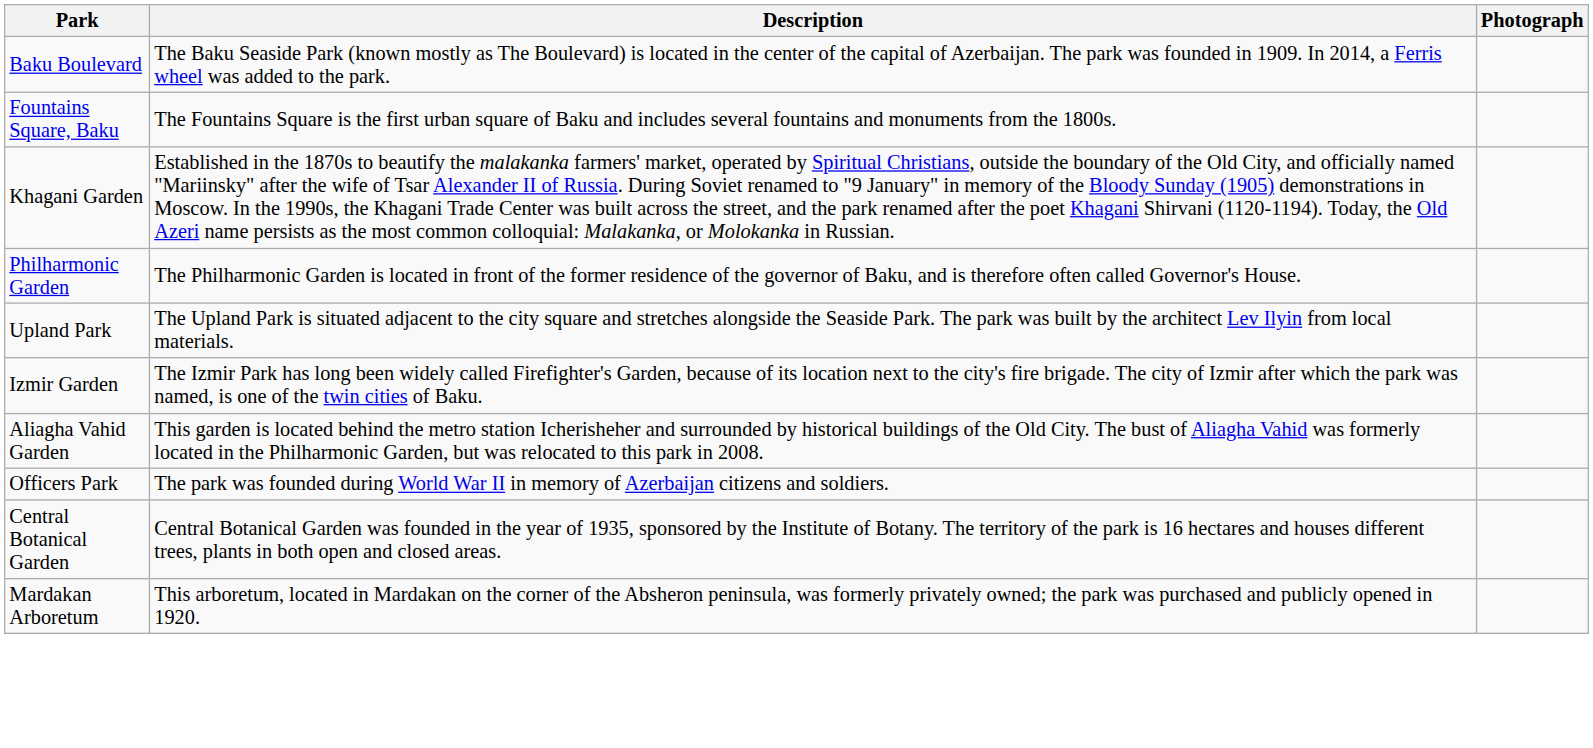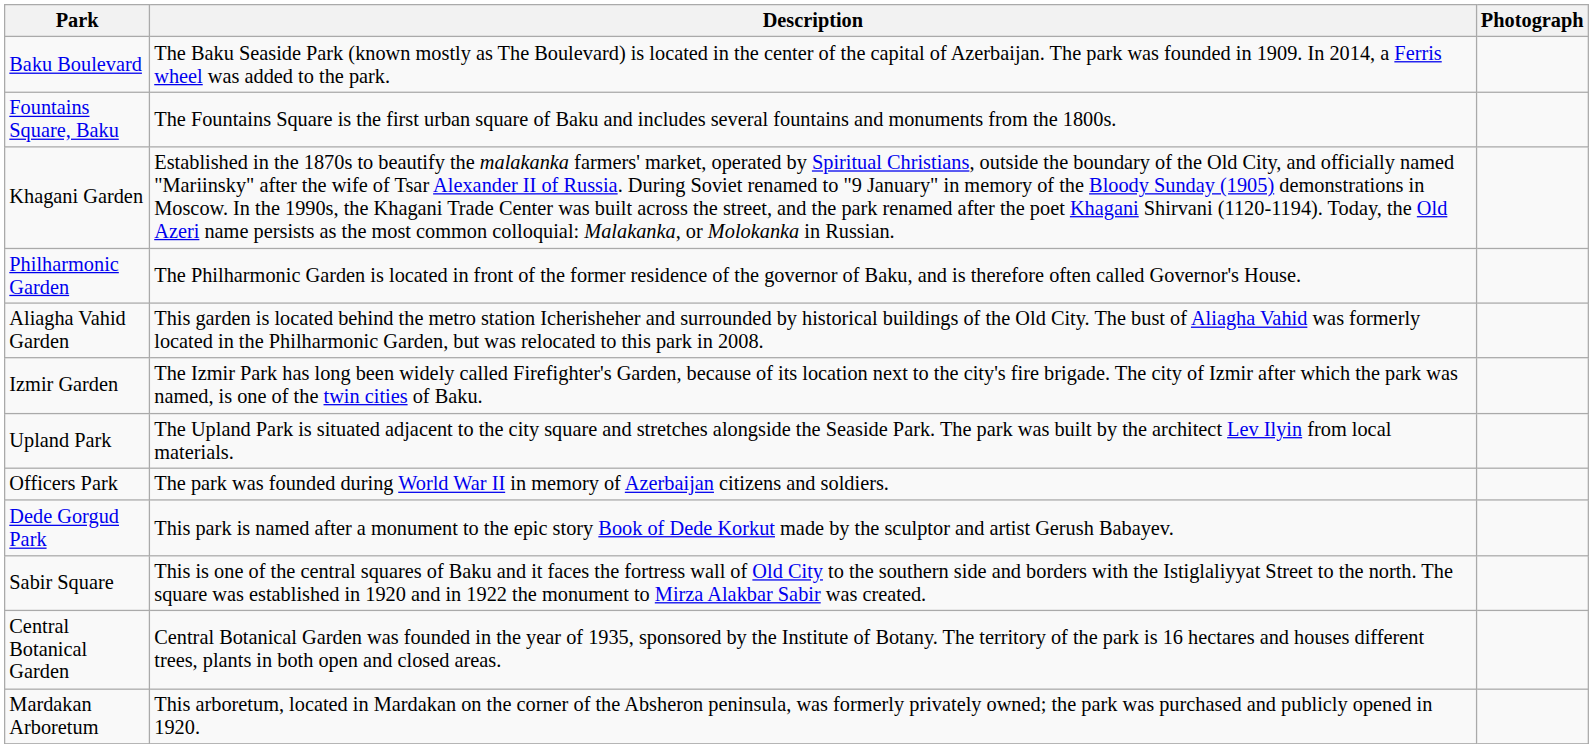rows swapped: (60, 330) <-> (68, 440)
+ row: (64, 527)
+ row: (62, 582)
